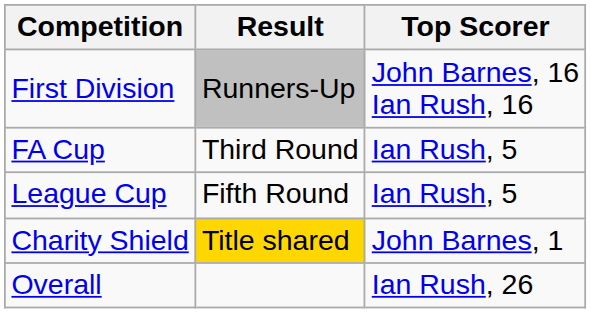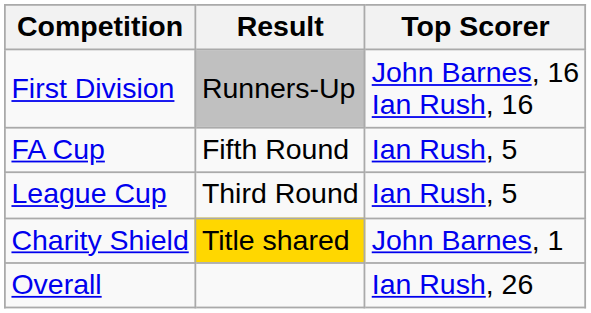(280, 149) Third Round -> (276, 149) Fifth Round
(276, 194) Fifth Round -> (280, 194) Third Round
